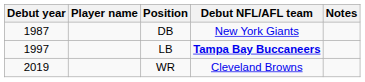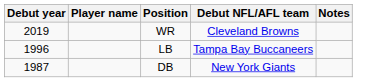rows swapped: (166, 31) <-> (166, 67)
(36, 49) 1997 -> (36, 49) 1996
(257, 49) bold -> (253, 49) normal
